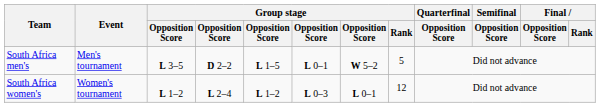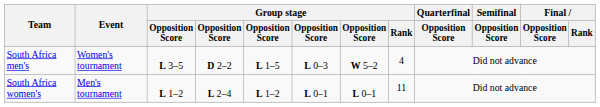(99, 61) Men's tournament -> (99, 61) Women's tournament
(316, 66) L 0–1 -> (316, 66) L 0–3
(401, 61) 5 -> (401, 61) 4
(99, 88) Women's tournament -> (99, 88) Men's tournament
(316, 94) L 0–3 -> (316, 94) L 0–1
(401, 88) 12 -> (401, 88) 11
